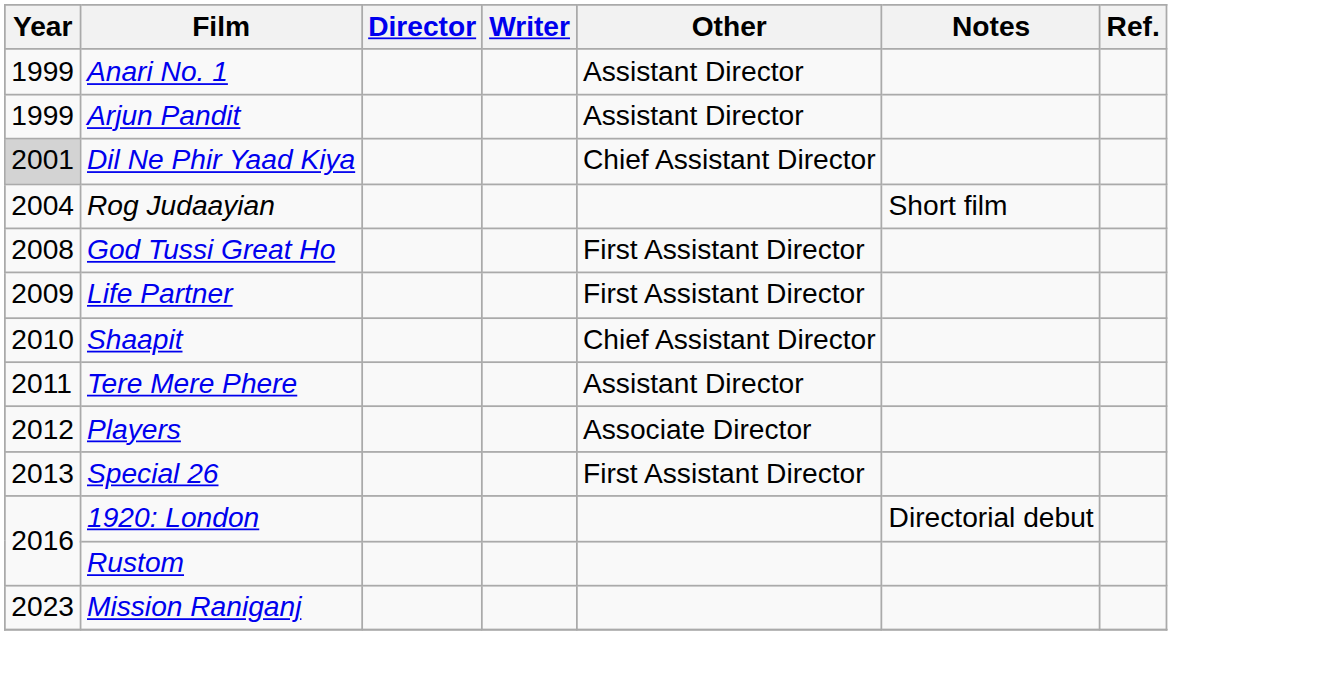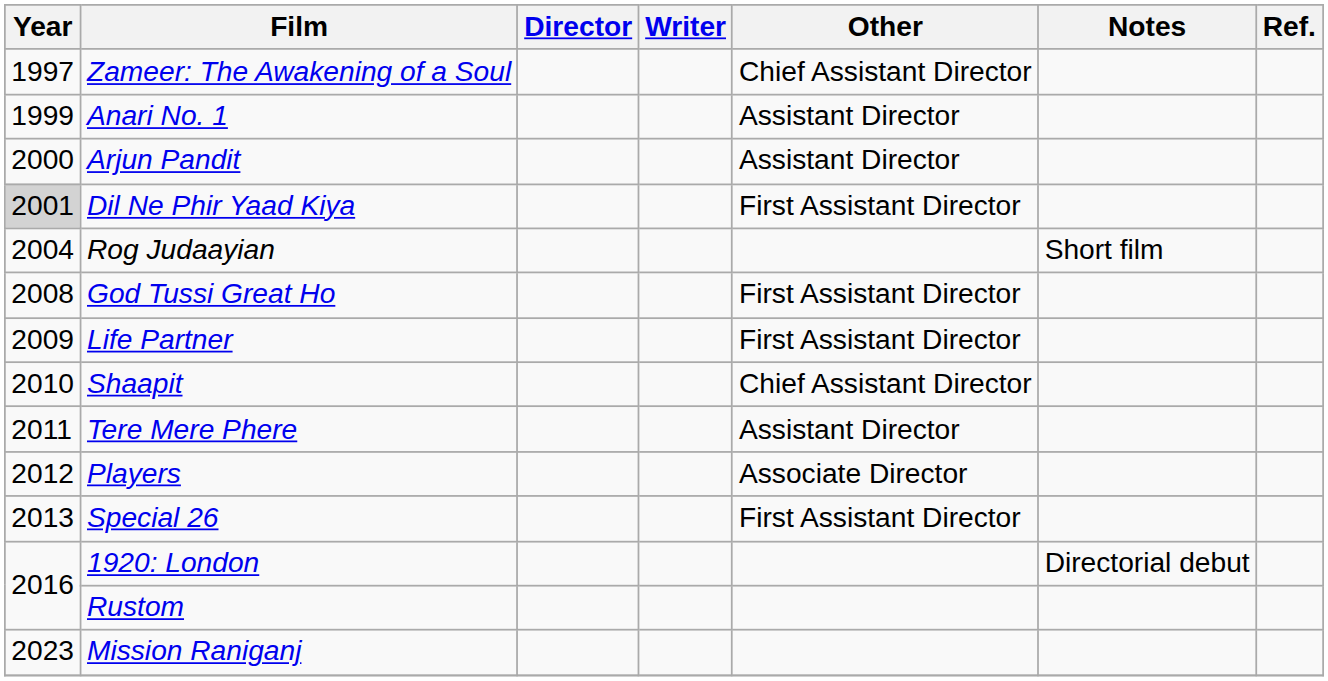+ row: (299, 71)
(43, 116) 1999 -> (43, 160) 2000
(729, 160) Chief Assistant Director -> (880, 205) First Assistant Director
